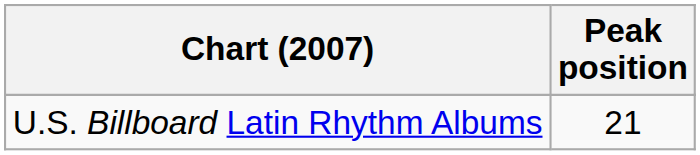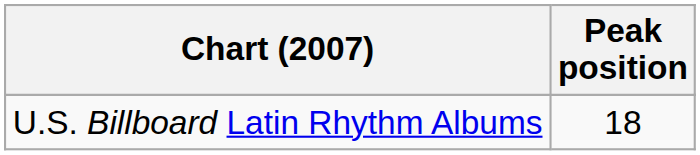(623, 121) 21 -> (623, 121) 18
